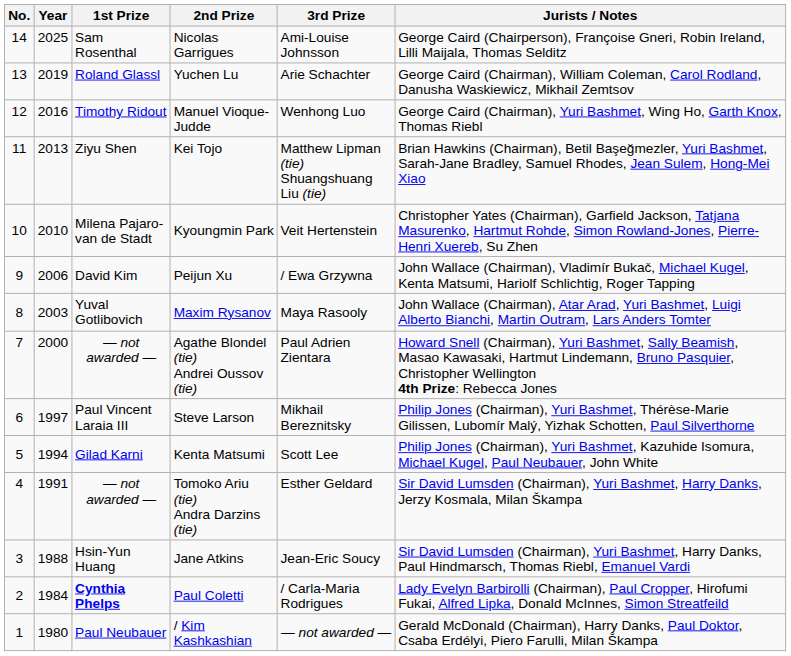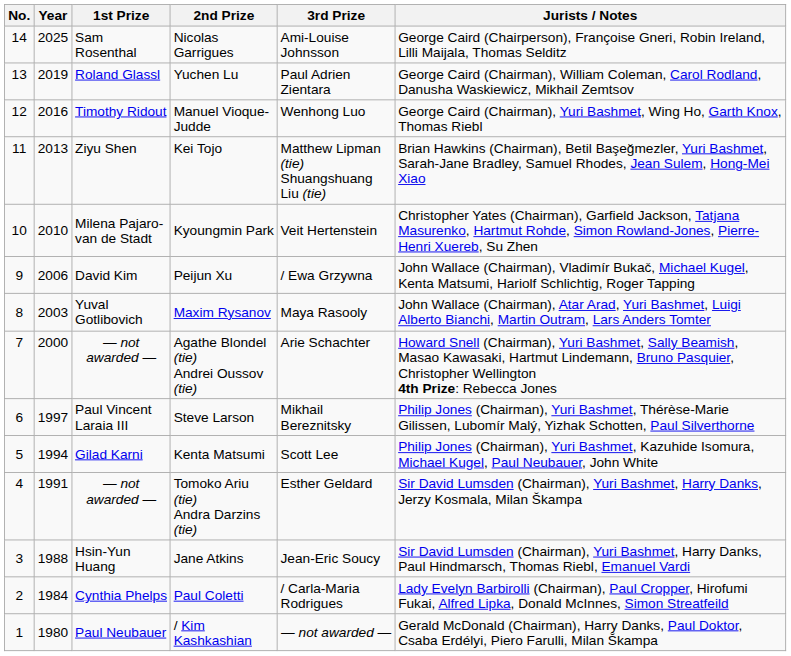(325, 74) Arie Schachter -> (315, 82) Paul Adrien Zientara
(315, 349) Paul Adrien Zientara -> (325, 342) Arie Schachter
(100, 595) bold -> (121, 595) normal
